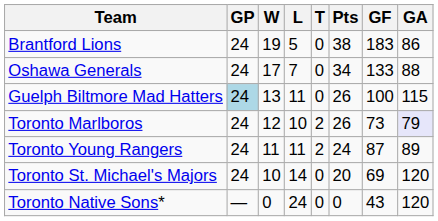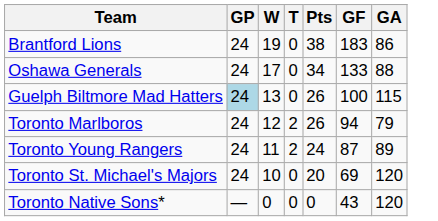- column: (298, 17)
(375, 123) 73 -> (349, 123) 94
(411, 123) lavender background -> (385, 123) no background
